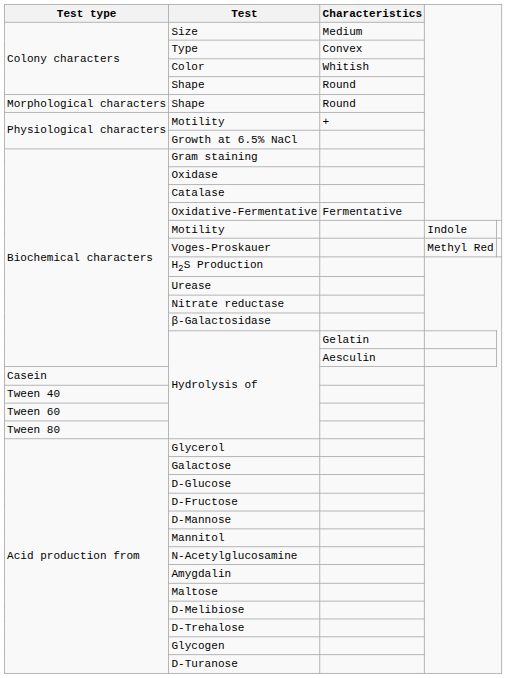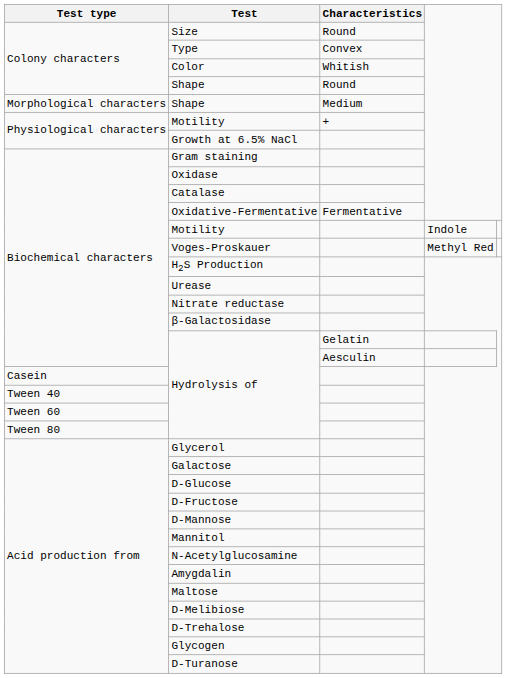(343, 31) Medium -> (339, 31) Round
(339, 103) Round -> (343, 103) Medium
